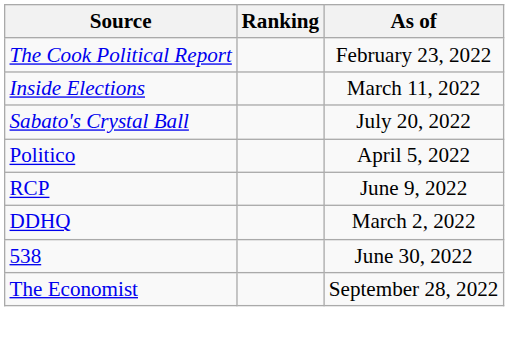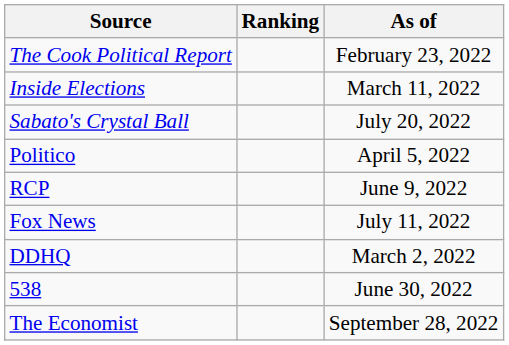+ row: (53, 222)
